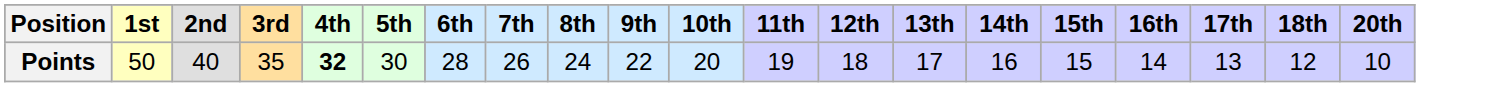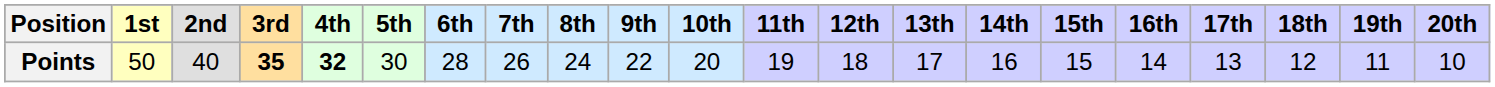+ column: (1378, 24)
(271, 62) normal -> (271, 62) bold
